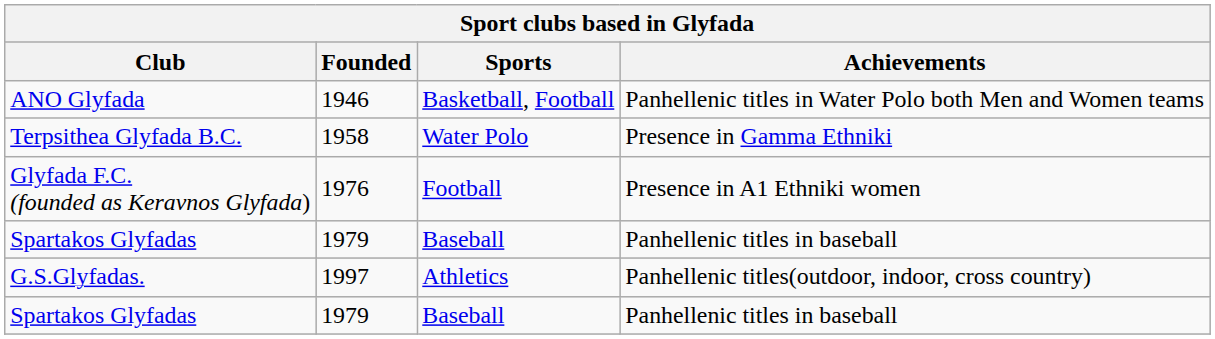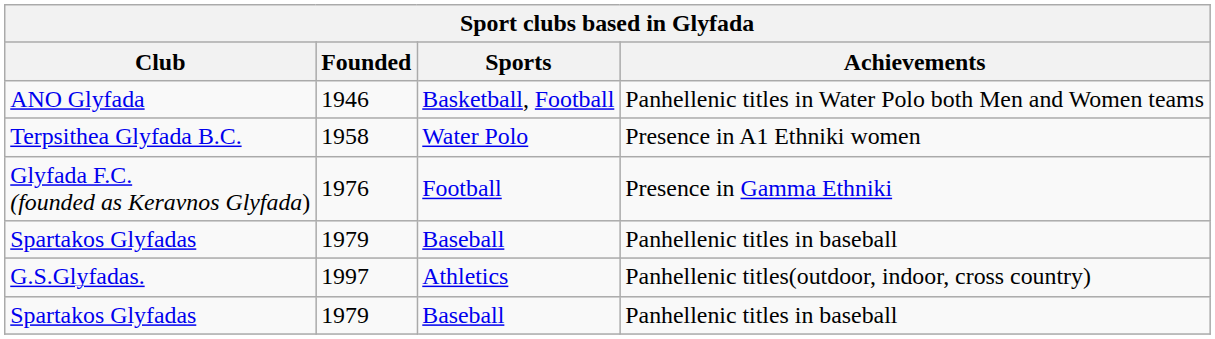(759, 136) Presence in Gamma Ethniki -> (773, 136) Presence in A1 Ethniki women
(773, 188) Presence in A1 Ethniki women -> (759, 188) Presence in Gamma Ethniki
